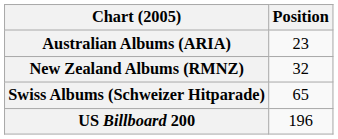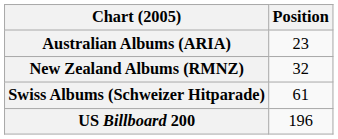(301, 95) 65 -> (301, 95) 61
